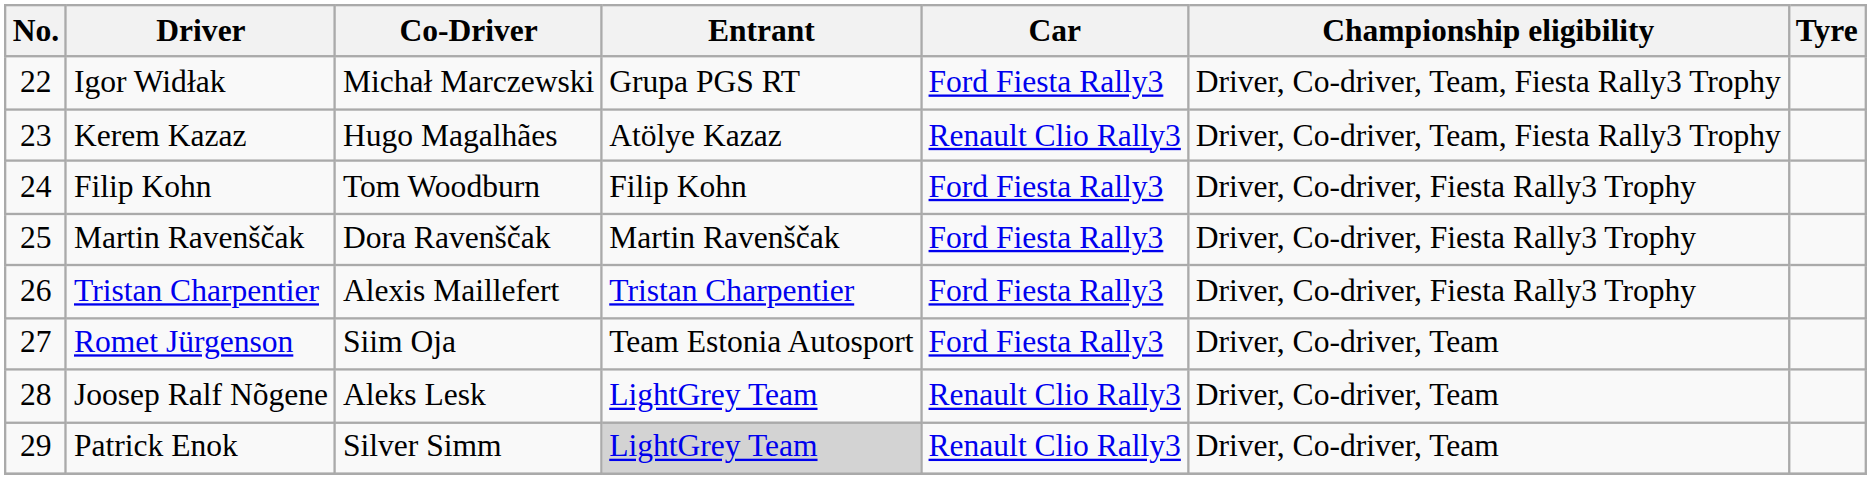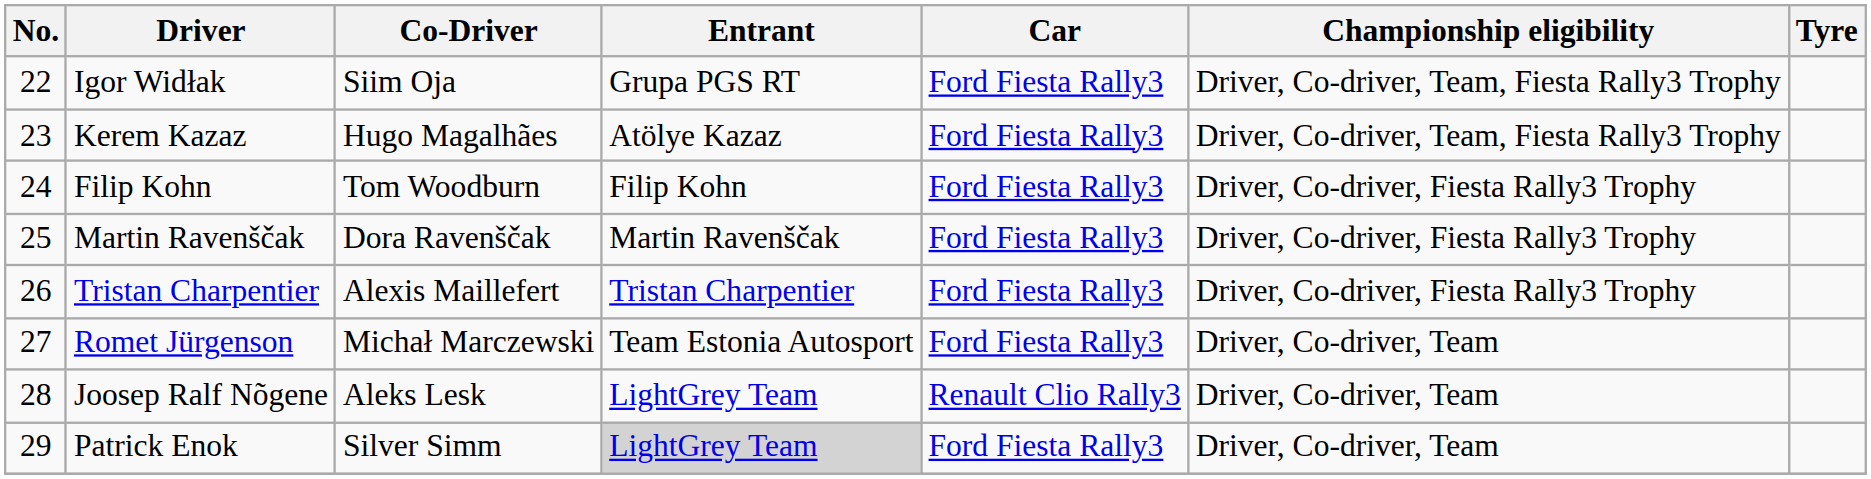(469, 82) Michał Marczewski -> (399, 82) Siim Oja
(1055, 134) Renault Clio Rally3 -> (1046, 134) Ford Fiesta Rally3
(399, 342) Siim Oja -> (469, 342) Michał Marczewski
(1055, 446) Renault Clio Rally3 -> (1046, 446) Ford Fiesta Rally3
